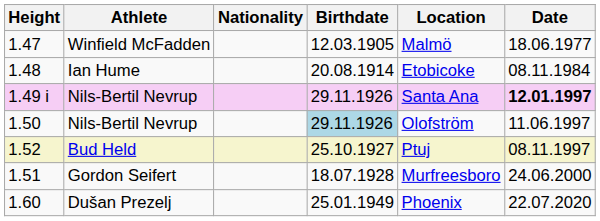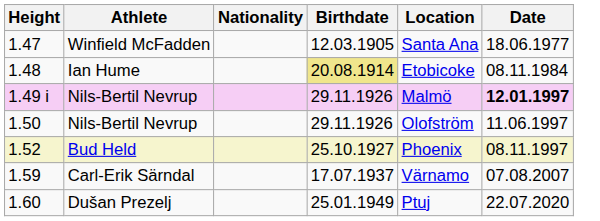(427, 44) Malmö -> (440, 44) Santa Ana
(352, 70) no background -> (352, 70) khaki background
(440, 96) Santa Ana -> (427, 96) Malmö
(352, 123) lightblue background -> (352, 123) no background
(416, 149) Ptuj -> (432, 149) Phoenix
- row: (25, 176)
+ row: (25, 176)
(432, 202) Phoenix -> (416, 202) Ptuj
